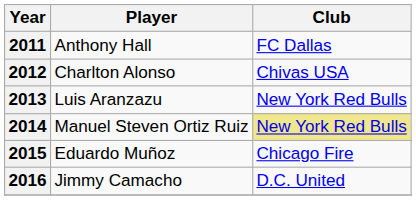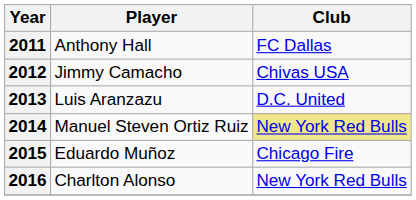(115, 72) Charlton Alonso -> (118, 72) Jimmy Camacho
(332, 99) New York Red Bulls -> (301, 99) D.C. United
(118, 180) Jimmy Camacho -> (115, 180) Charlton Alonso
(301, 180) D.C. United -> (332, 180) New York Red Bulls
